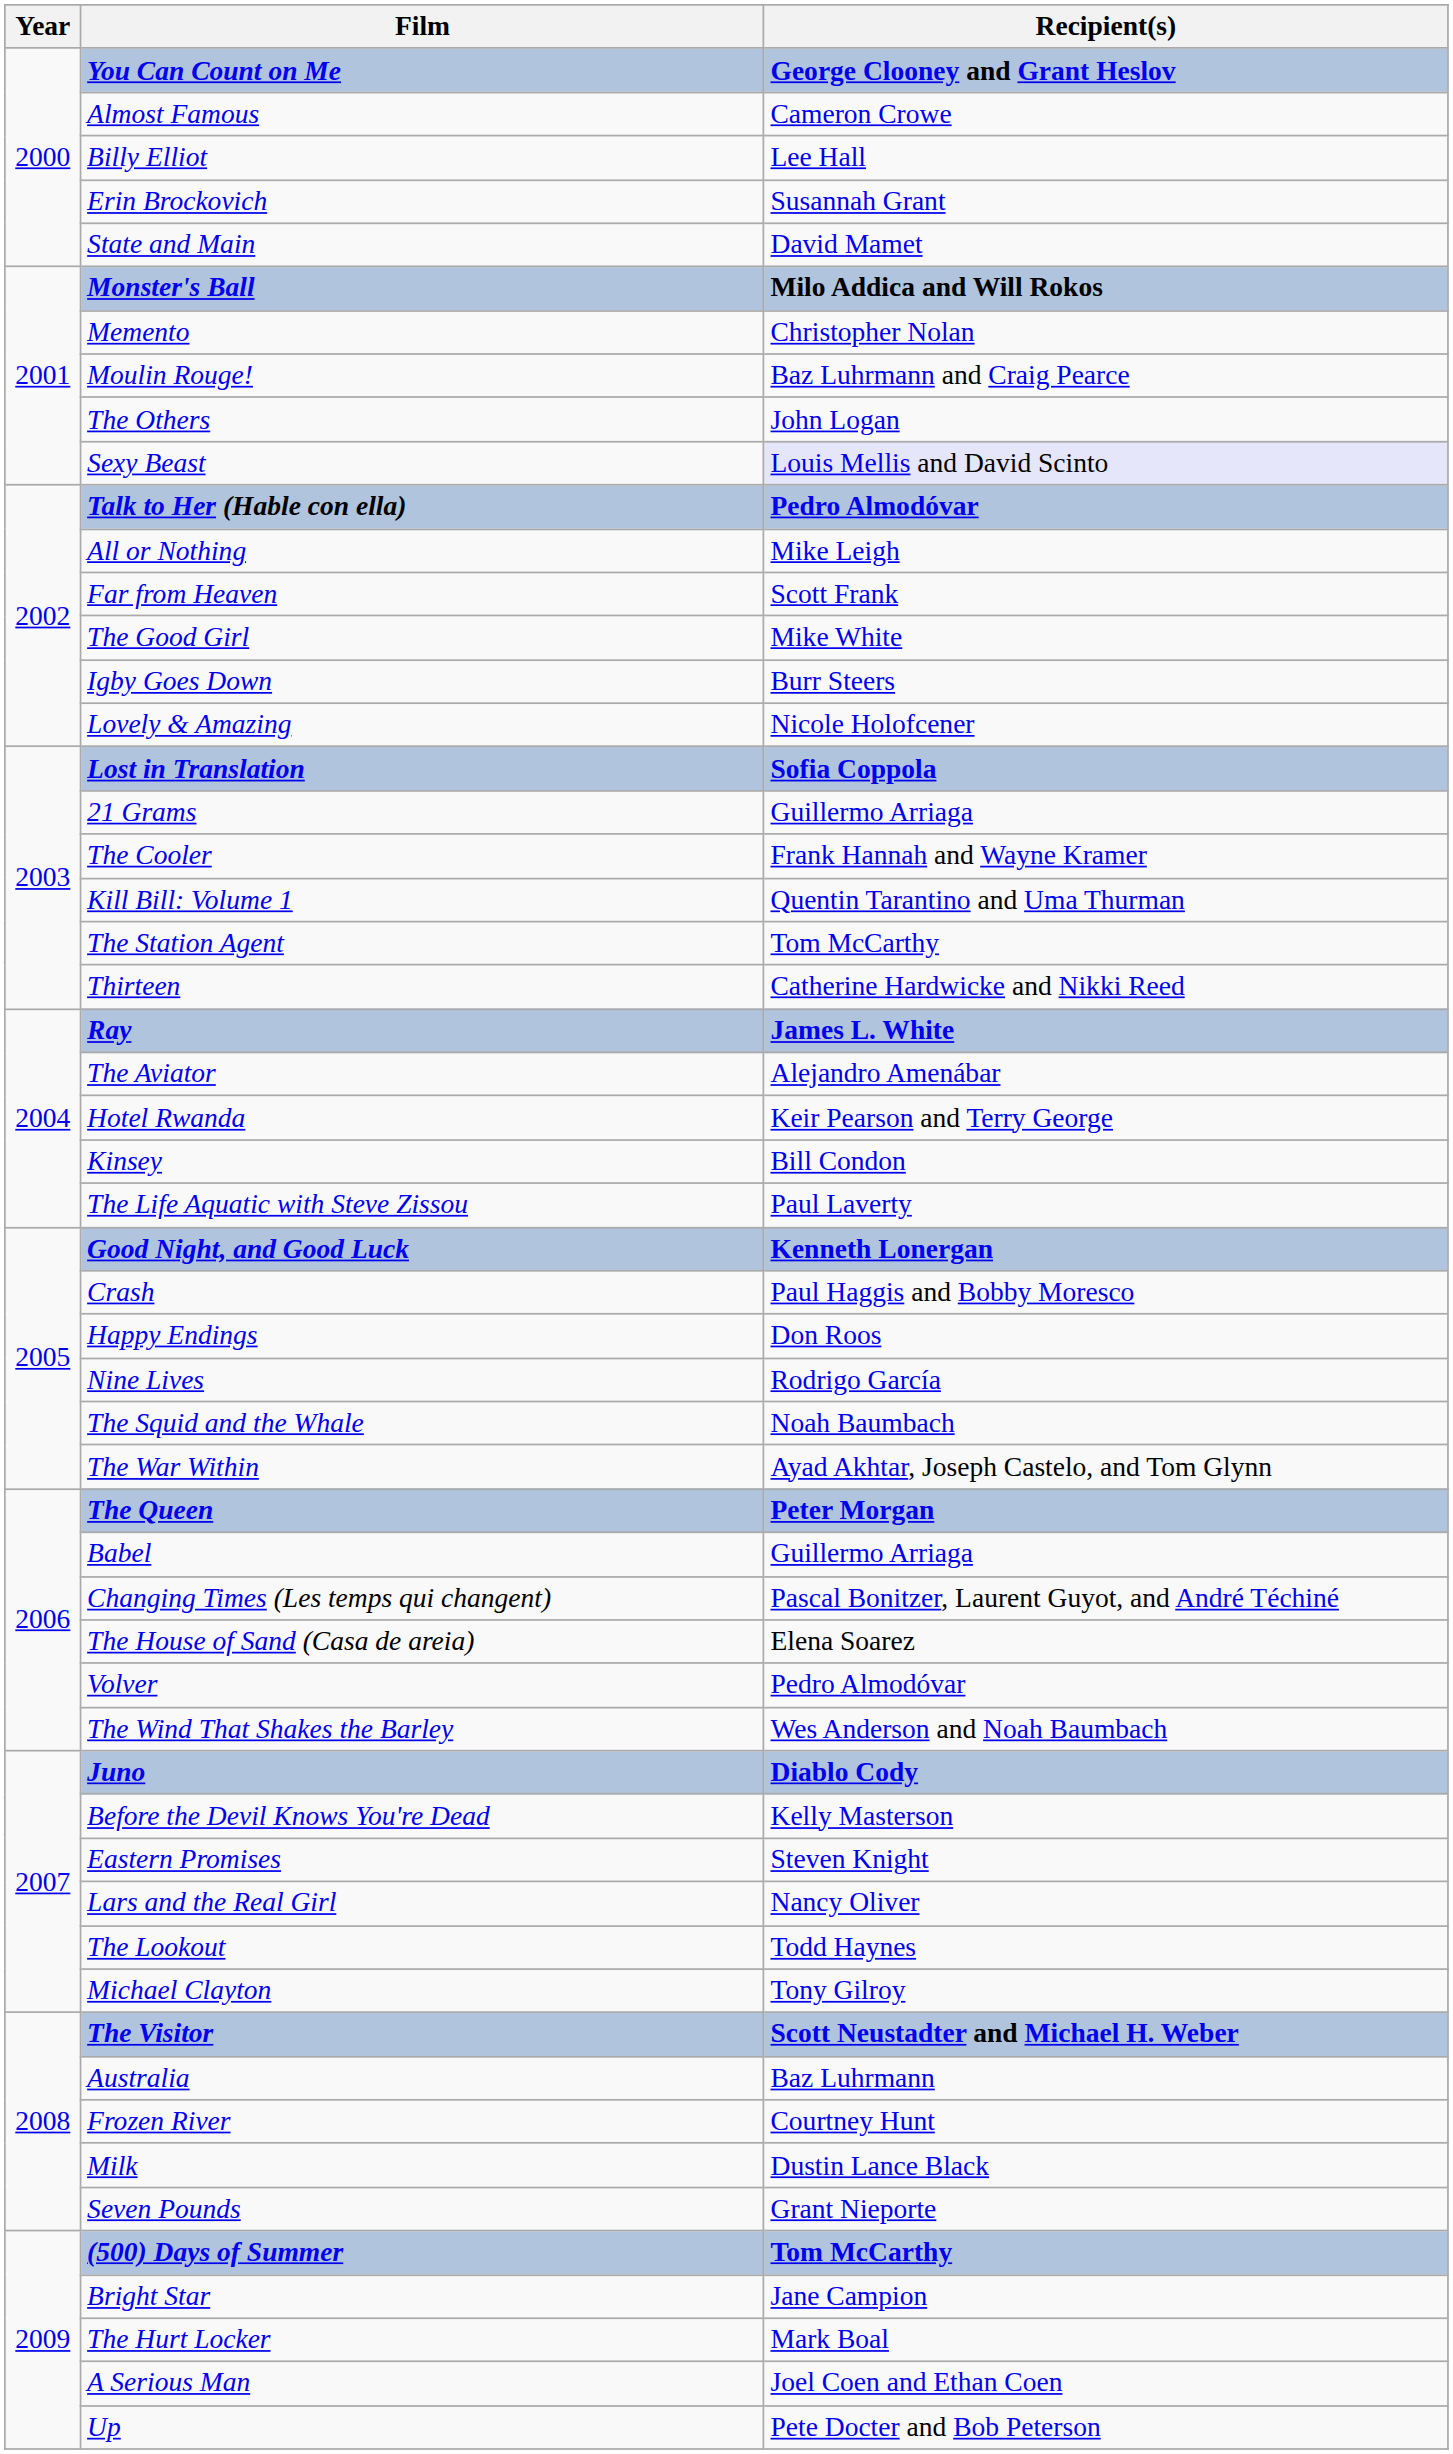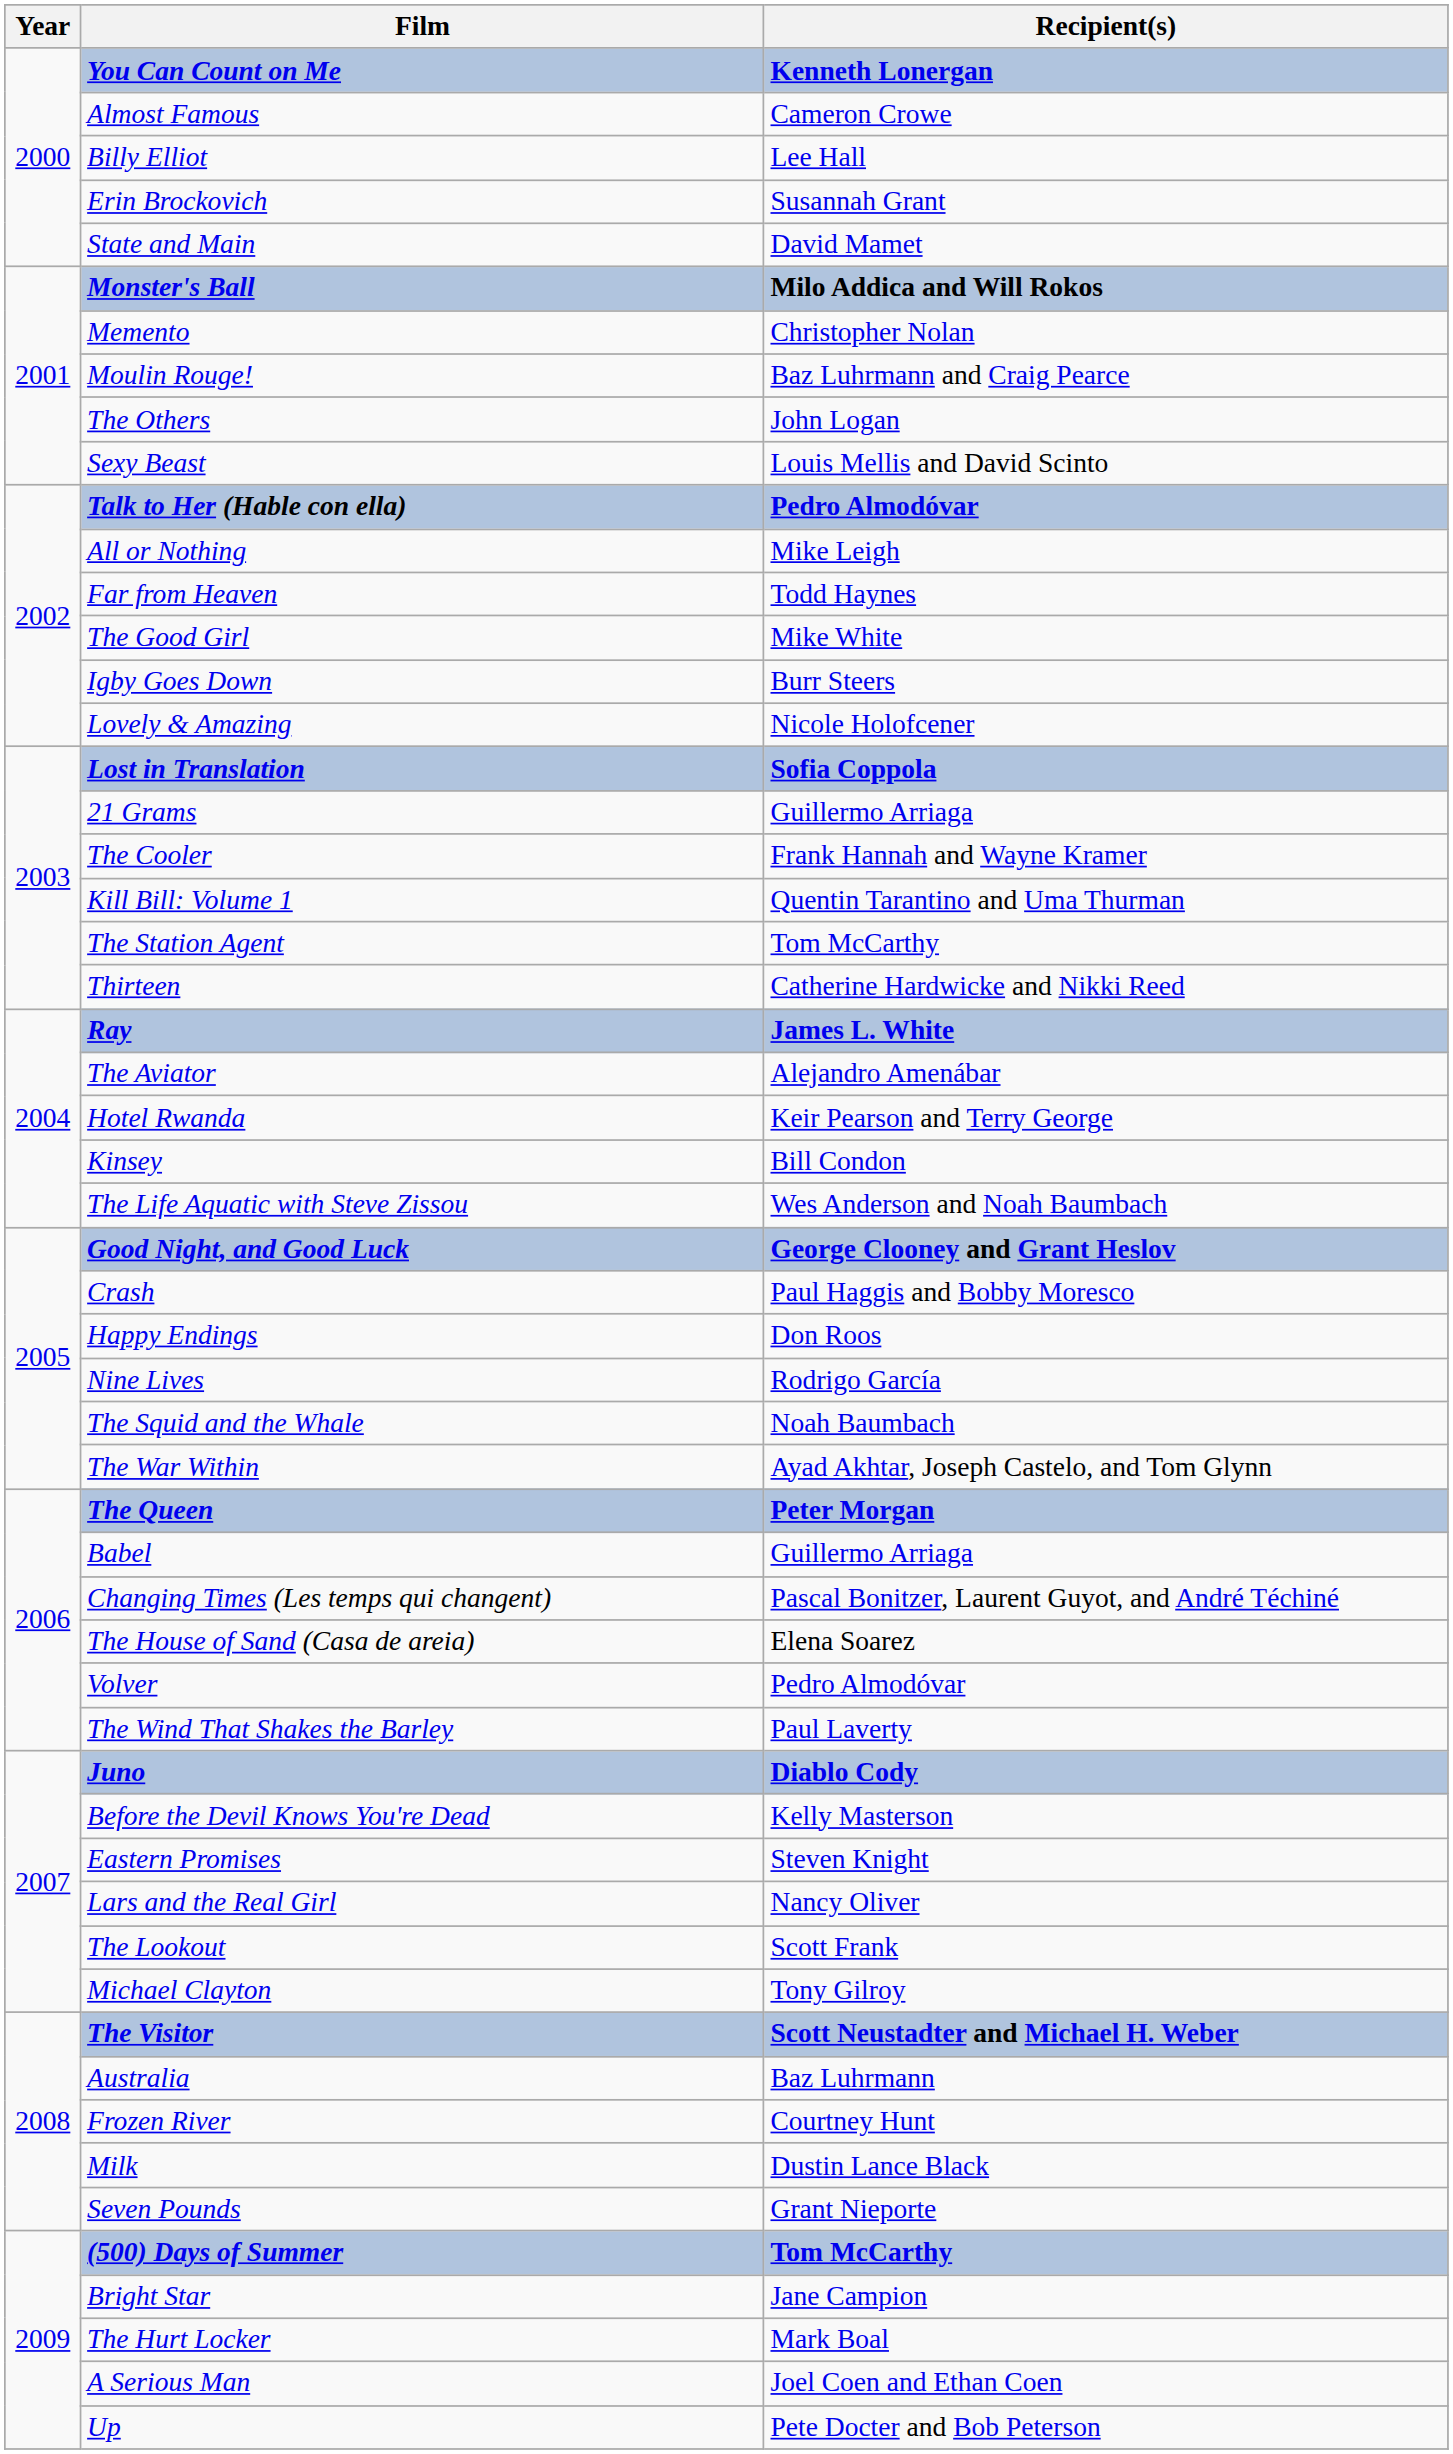(973, 69) George Clooney and Grant Heslov -> (882, 69) Kenneth Lonergan
(939, 462) lavender background -> (939, 462) no background
(834, 593) Scott Frank -> (843, 593) Todd Haynes
(841, 1204) Paul Laverty -> (969, 1204) Wes Anderson and Noah Baumbach
(882, 1248) Kenneth Lonergan -> (973, 1248) George Clooney and Grant Heslov
(969, 1728) Wes Anderson and Noah Baumbach -> (841, 1728) Paul Laverty
(843, 1946) Todd Haynes -> (834, 1946) Scott Frank
